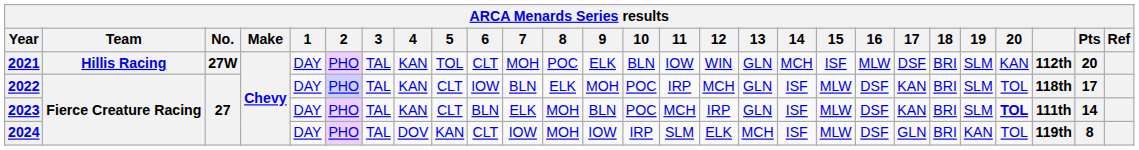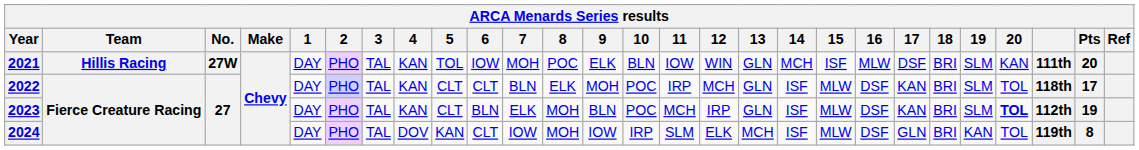(485, 63) CLT -> (485, 63) IOW
(1054, 63) 112th -> (1054, 63) 111th
(485, 86) IOW -> (485, 86) CLT
(1054, 110) 111th -> (1054, 110) 112th
(1090, 110) 14 -> (1090, 110) 19
